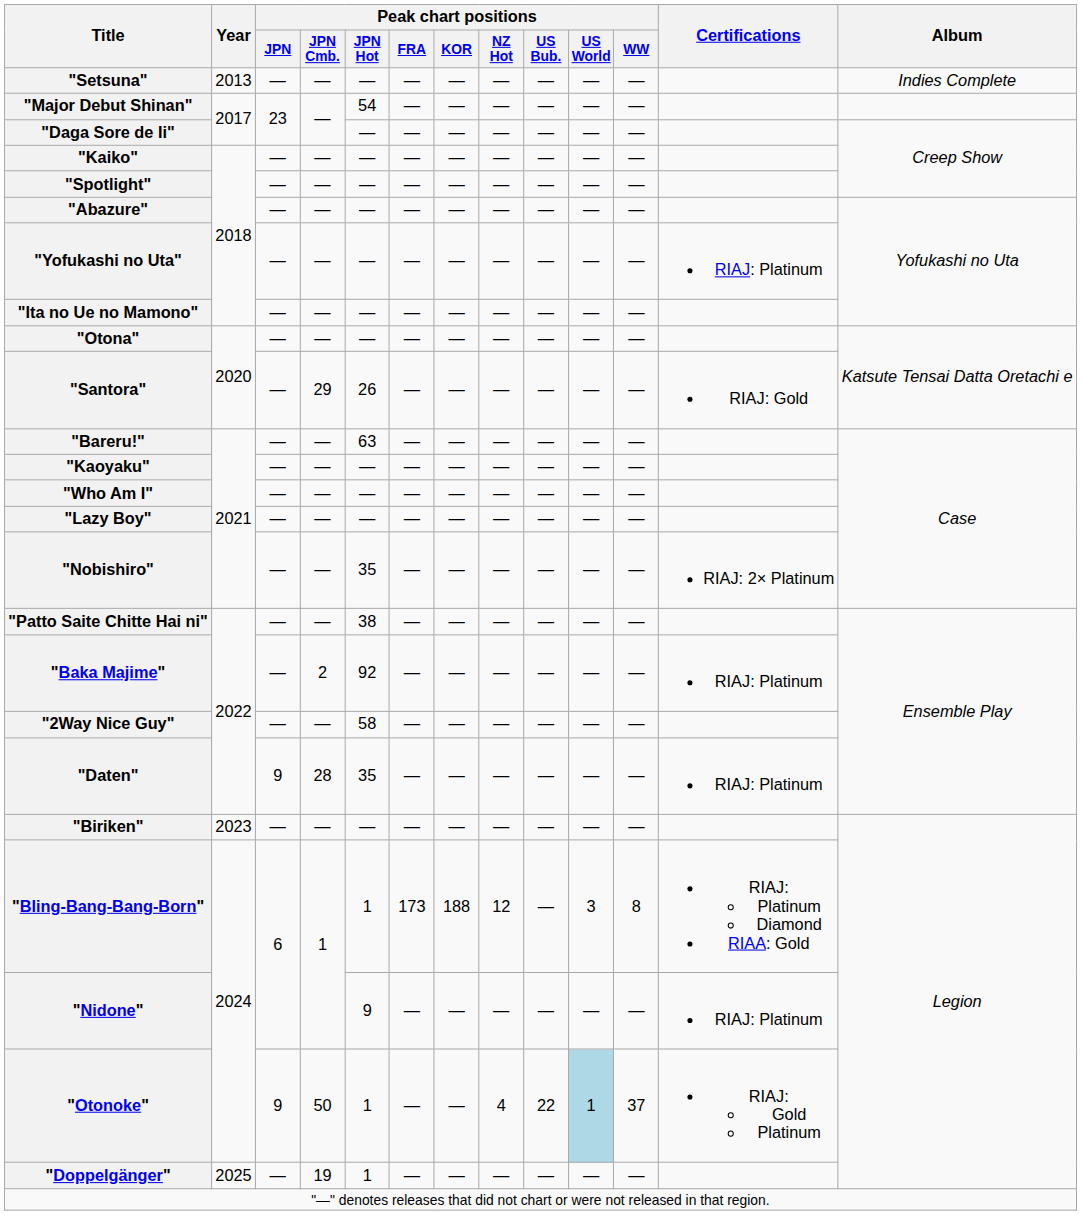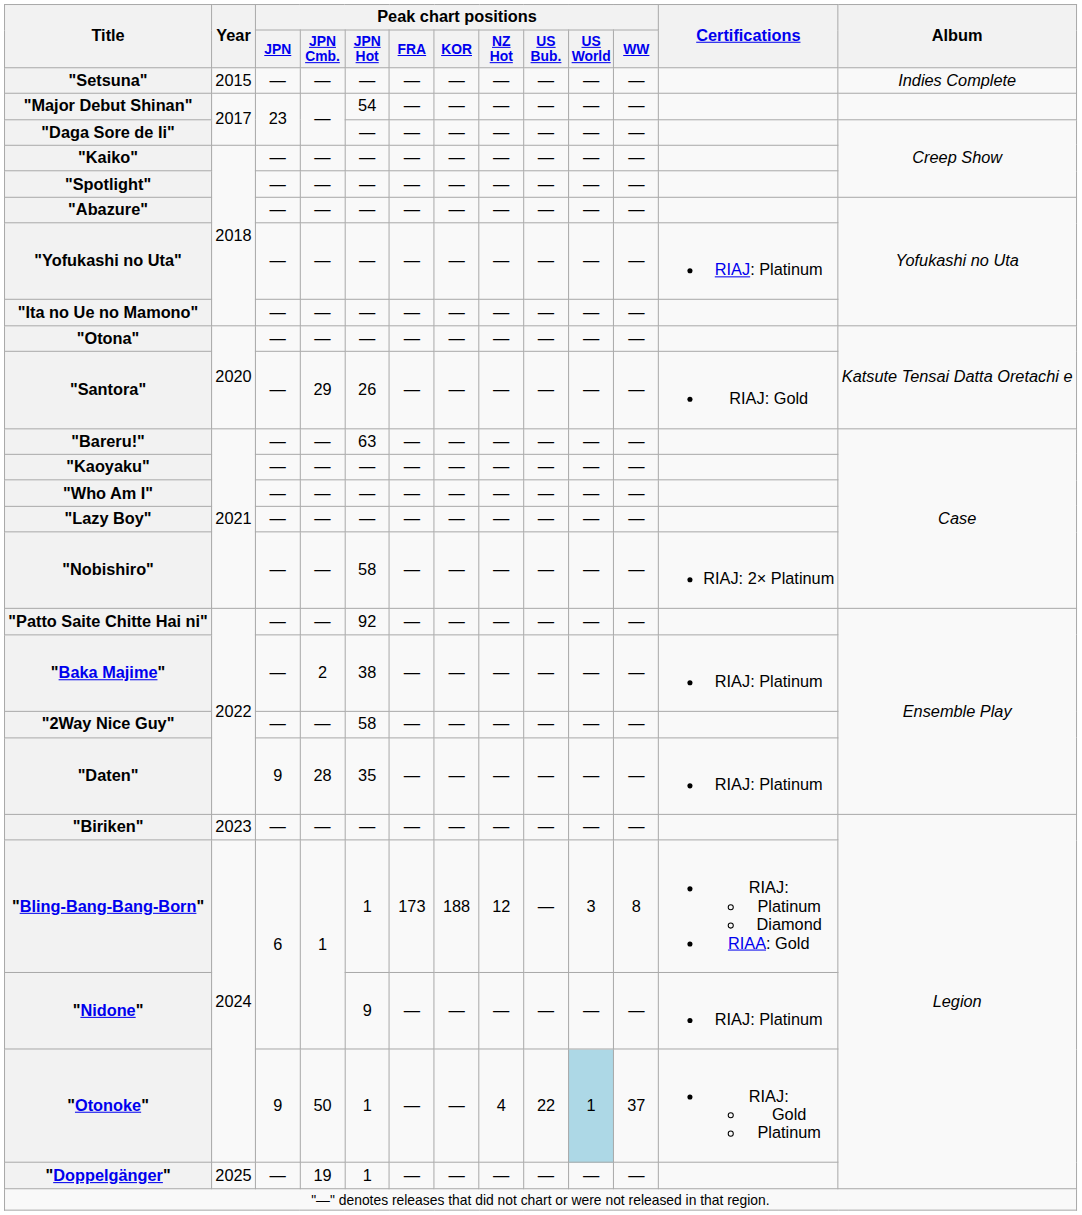(233, 80) 2013 -> (233, 80) 2015
(367, 570) 35 -> (367, 570) 58
(367, 621) 38 -> (367, 621) 92
(367, 673) 92 -> (367, 673) 38
